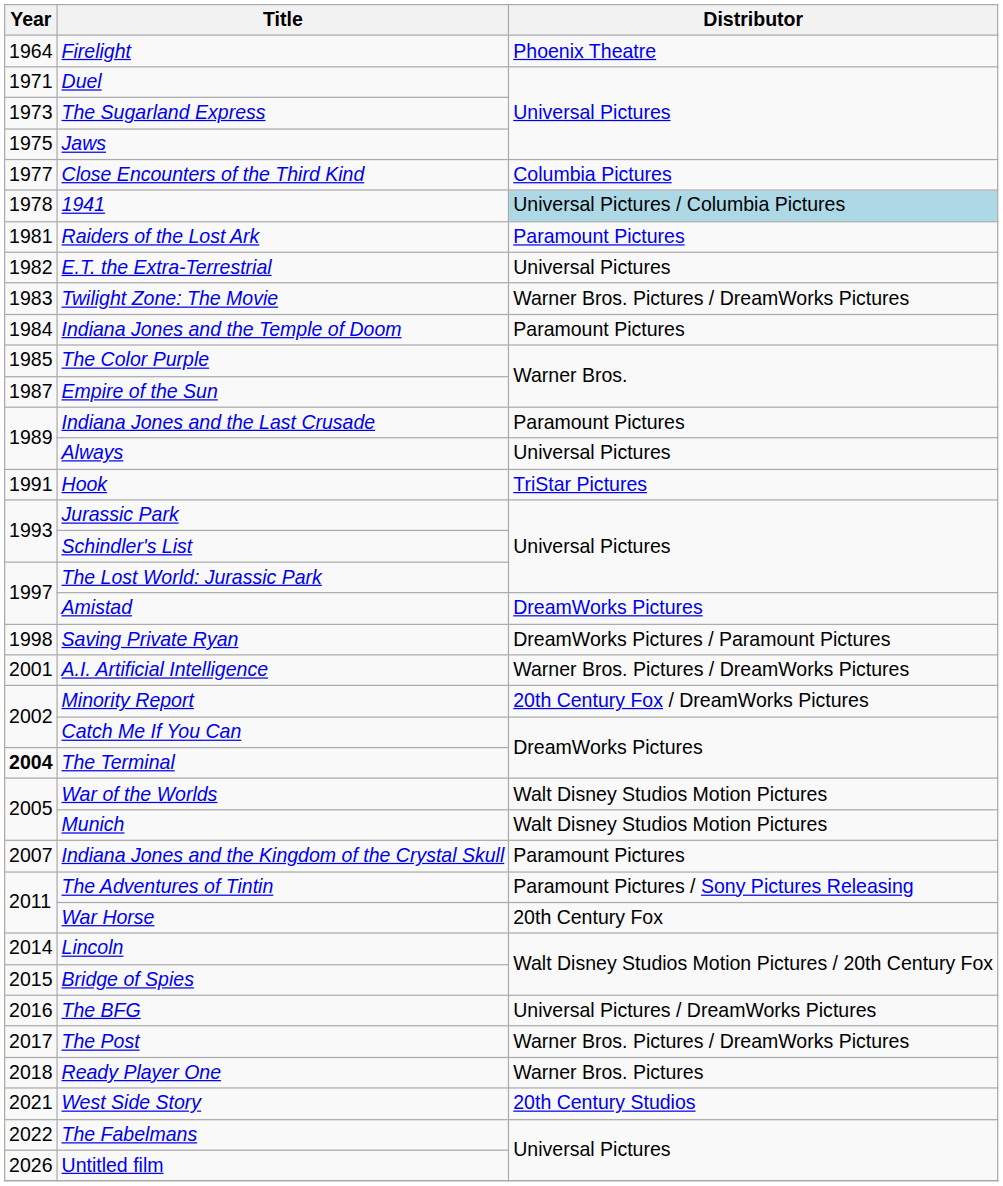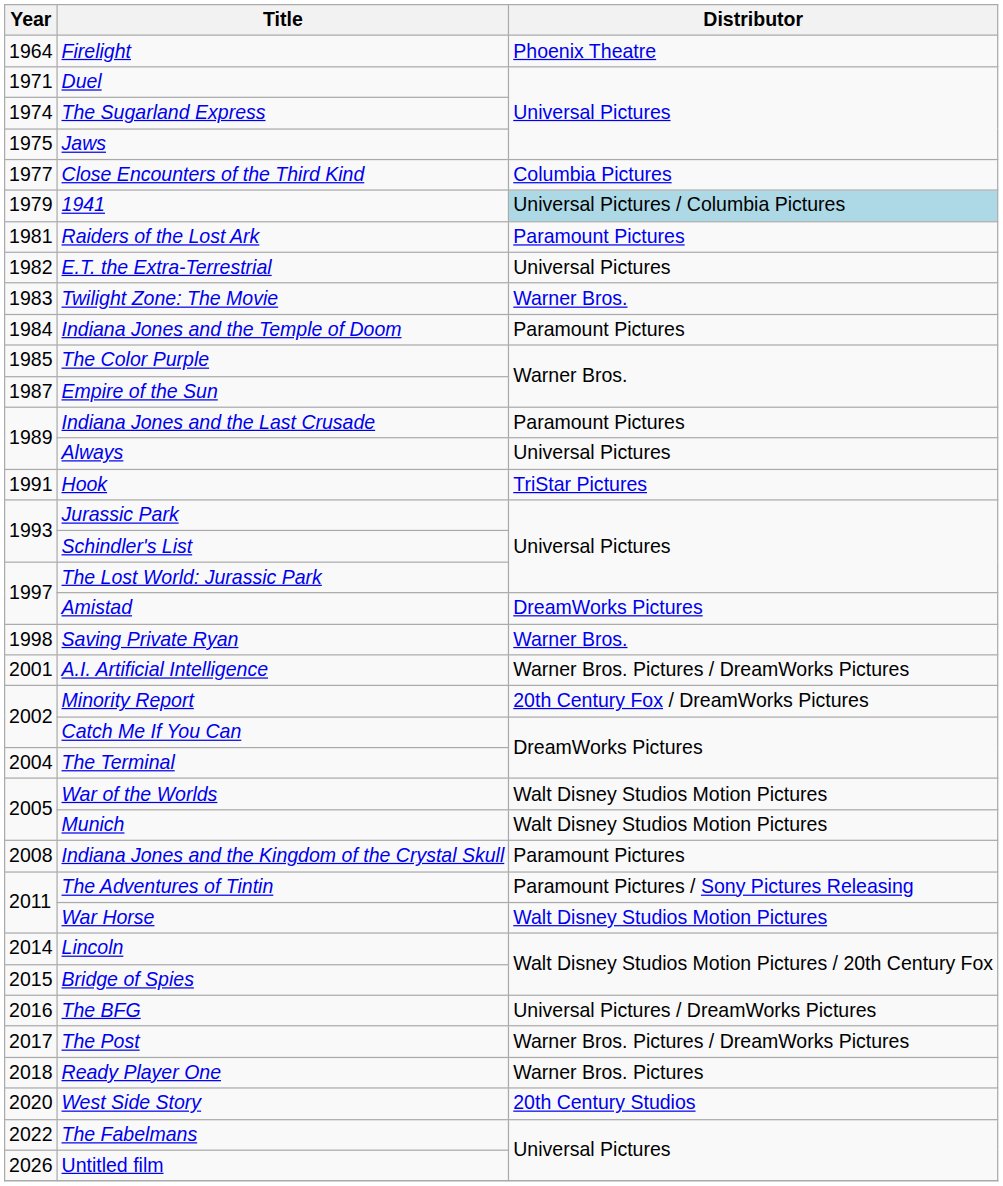(31, 112) 1973 -> (31, 112) 1974
(31, 205) 1978 -> (31, 205) 1979
(711, 298) Warner Bros. Pictures / DreamWorks Pictures -> (570, 298) Warner Bros.
(702, 639) DreamWorks Pictures / Paramount Pictures -> (570, 639) Warner Bros.
(31, 762) bold -> (31, 762) normal
(31, 855) 2007 -> (31, 855) 2008
(588, 917) 20th Century Fox -> (670, 917) Walt Disney Studios Motion Pictures
(31, 1103) 2021 -> (31, 1103) 2020
